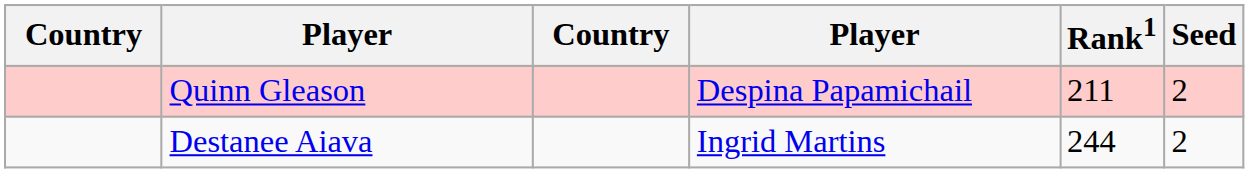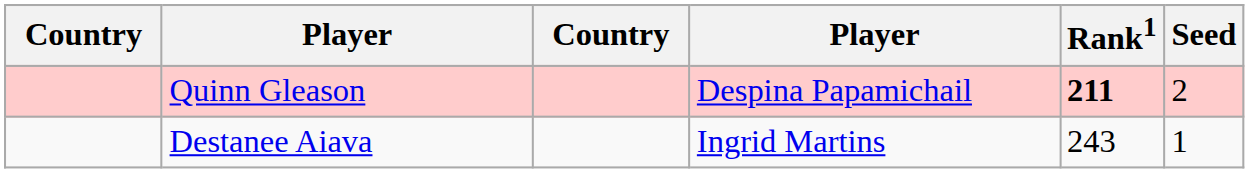(1091, 90) normal -> (1091, 90) bold
(1091, 142) 244 -> (1091, 142) 243
(1180, 142) 2 -> (1180, 142) 1
